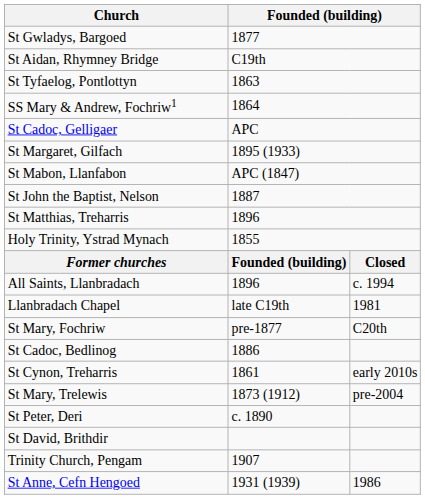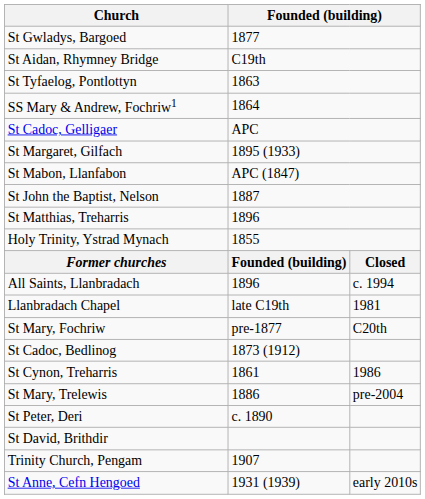(245, 350) 1886 -> (266, 350) 1873 (1912)
(385, 372) early 2010s -> (367, 372) 1986
(266, 394) 1873 (1912) -> (245, 394) 1886
(367, 482) 1986 -> (385, 482) early 2010s
